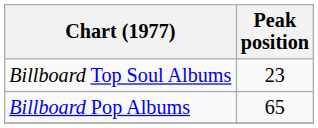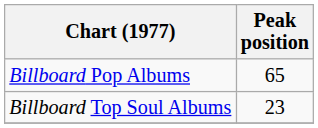rows swapped: (100, 107) <-> (120, 75)
